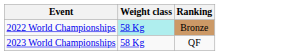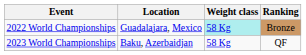+ column: (161, 12)
